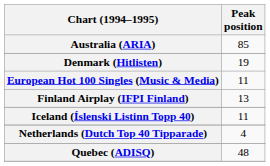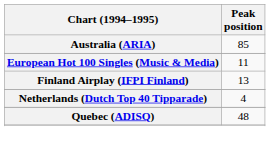- row: (113, 62)
- row: (113, 116)
